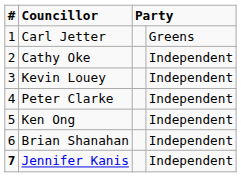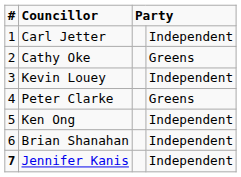(172, 36) Greens -> (191, 36) Independent
(191, 57) Independent -> (172, 57) Greens
(191, 99) Independent -> (172, 99) Greens
